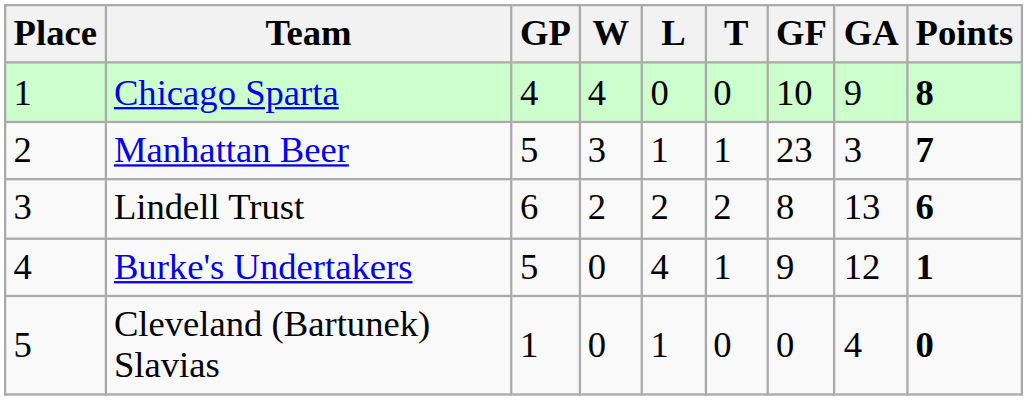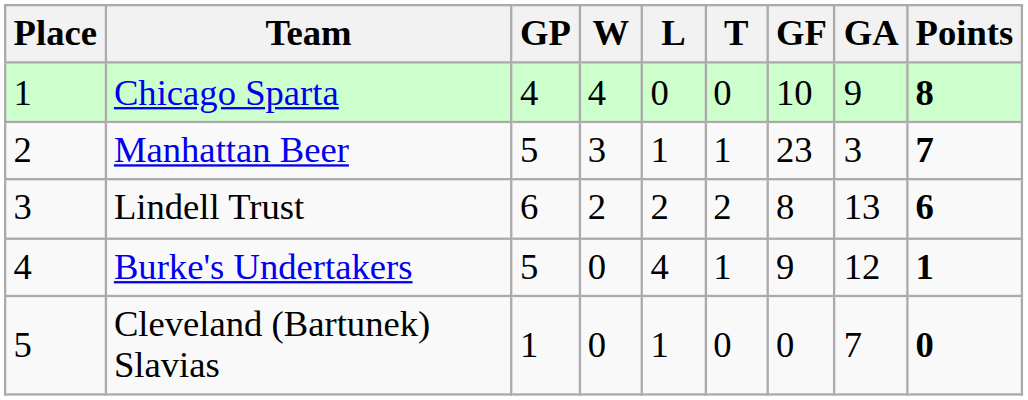(853, 344) 4 -> (853, 344) 7
